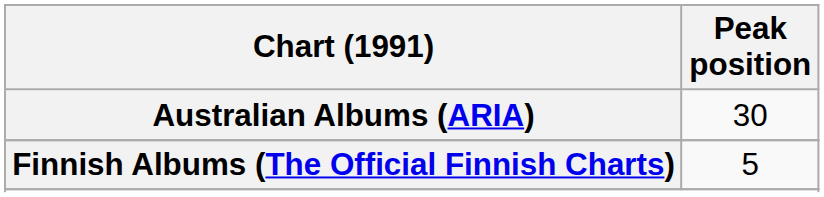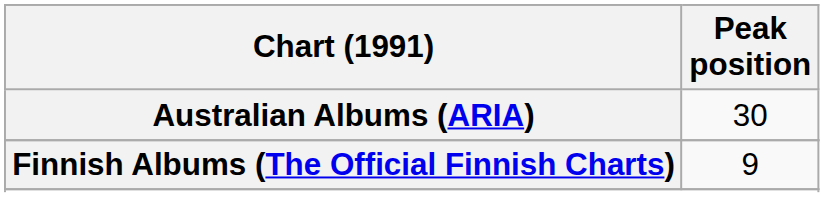(750, 164) 5 -> (750, 164) 9
